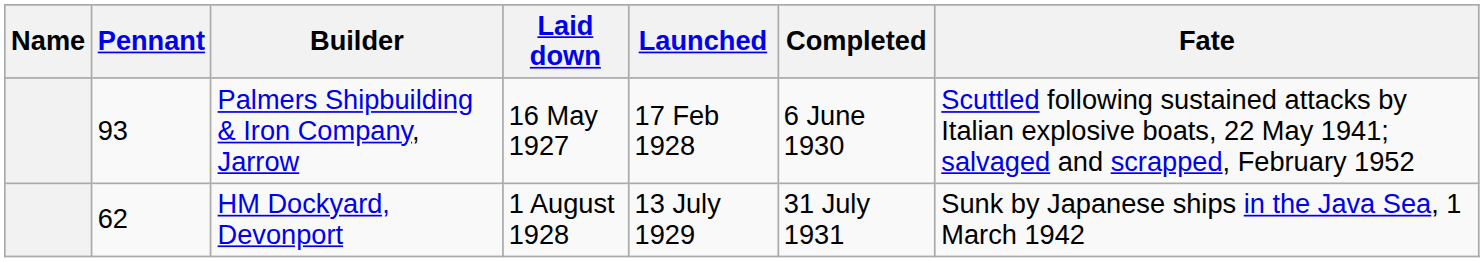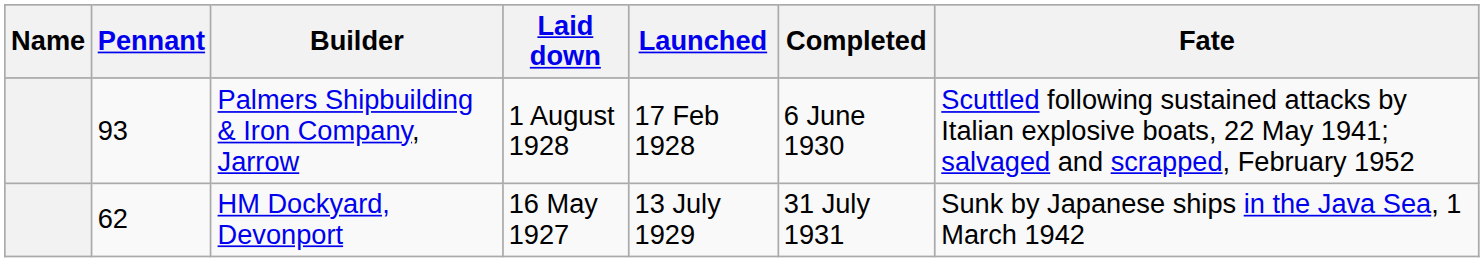(553, 130) 16 May 1927 -> (562, 130) 1 August 1928
(562, 219) 1 August 1928 -> (553, 219) 16 May 1927
